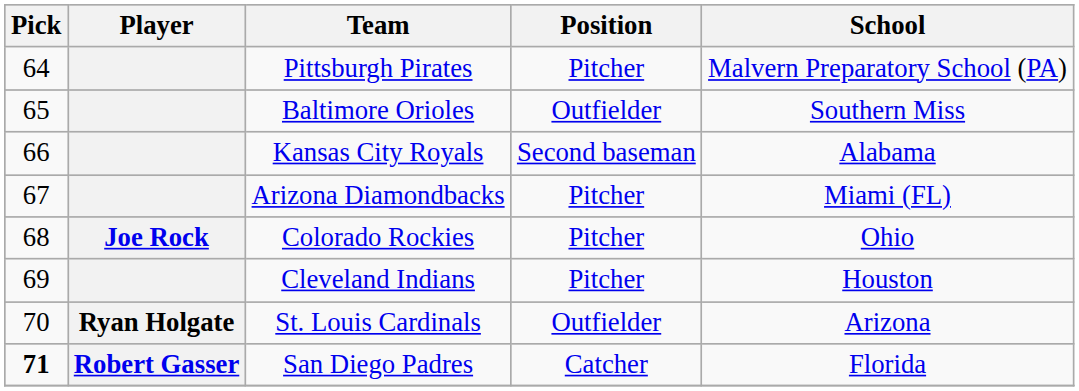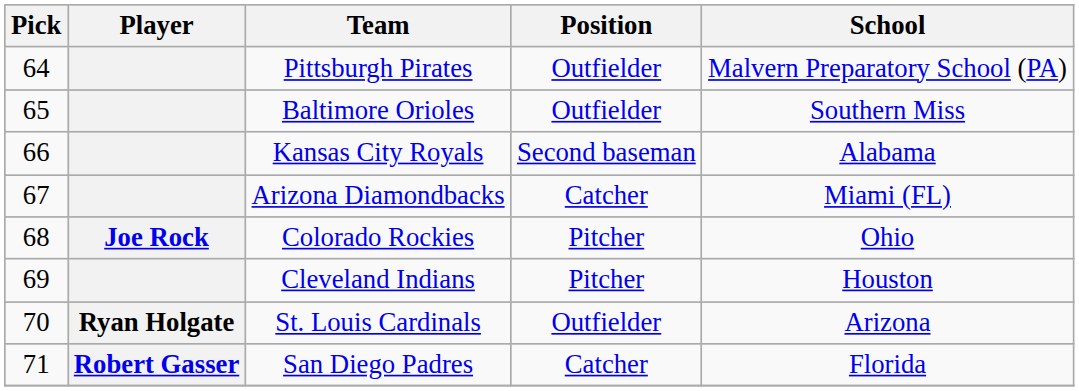(606, 68) Pitcher -> (606, 68) Outfielder
(606, 195) Pitcher -> (606, 195) Catcher
(36, 364) bold -> (36, 364) normal
